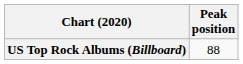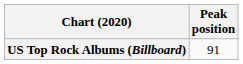(214, 49) 88 -> (214, 49) 91
